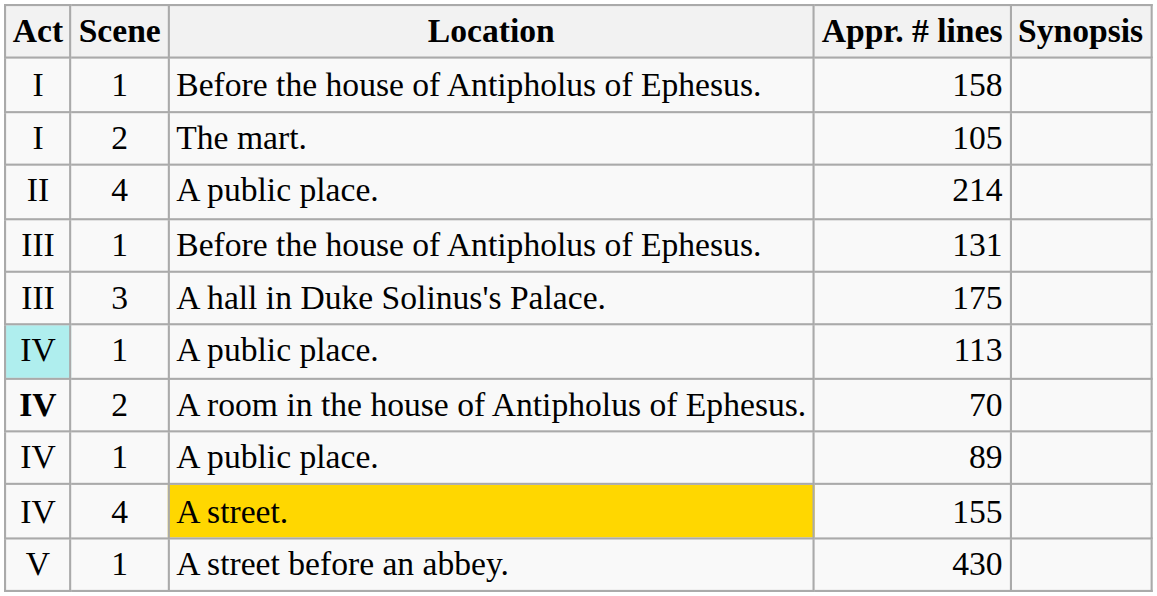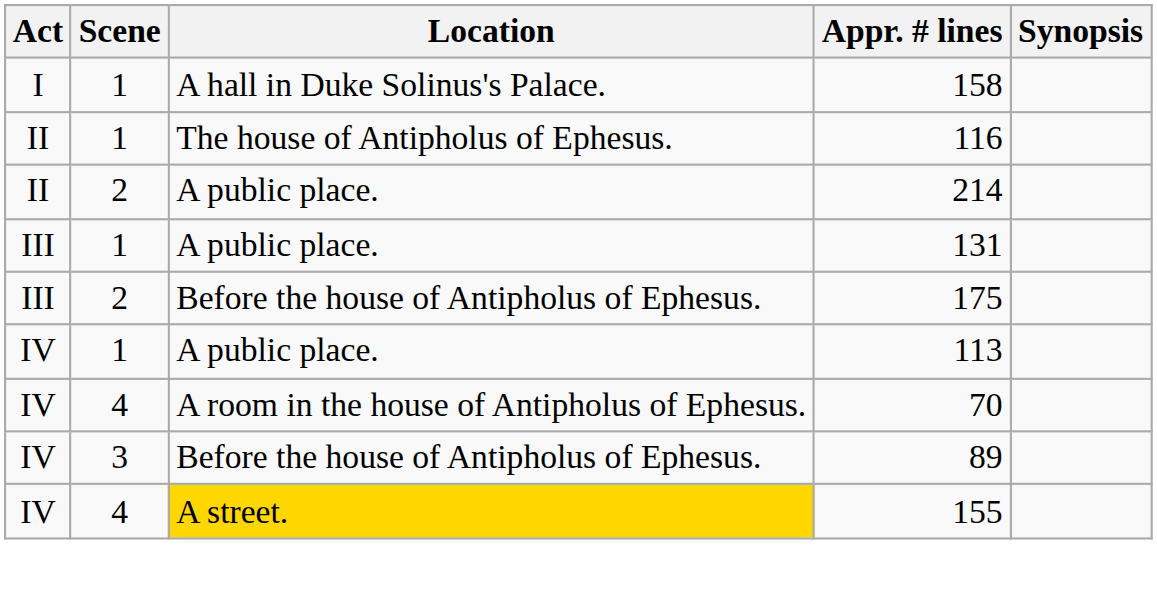(469, 84) Before the house of Antipholus of Ephesus. -> (391, 84) A hall in Duke Solinus's Palace.
- row: (977, 137)
+ row: (978, 137)
(120, 191) 4 -> (120, 191) 2
(469, 244) Before the house of Antipholus of Ephesus. -> (278, 244) A public place.
(120, 297) 3 -> (120, 297) 2
(391, 297) A hall in Duke Solinus's Palace. -> (469, 297) Before the house of Antipholus of Ephesus.
(38, 350) paleturquoise background -> (38, 350) no background
(38, 404) bold -> (38, 404) normal
(120, 404) 2 -> (120, 404) 4
(120, 457) 1 -> (120, 457) 3
(278, 457) A public place. -> (469, 457) Before the house of Antipholus of Ephesus.
- row: (977, 564)
